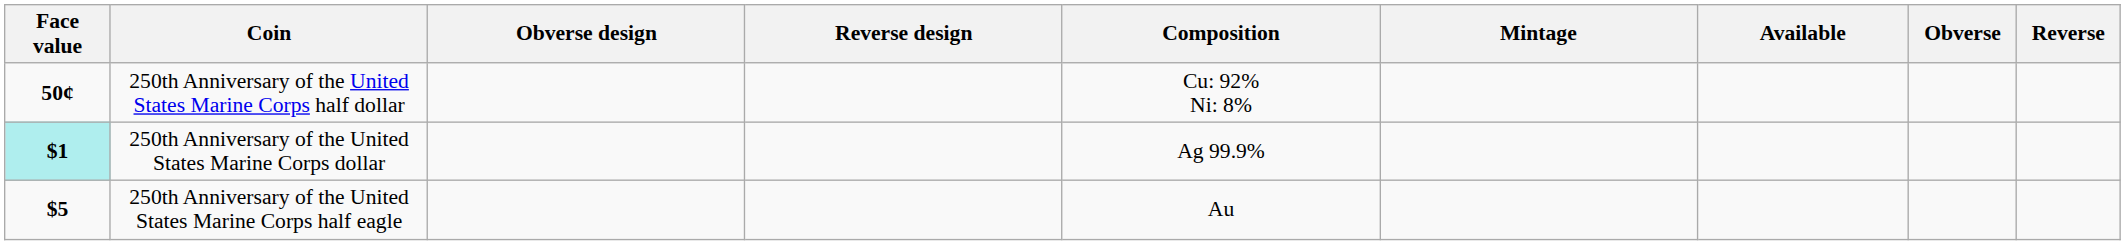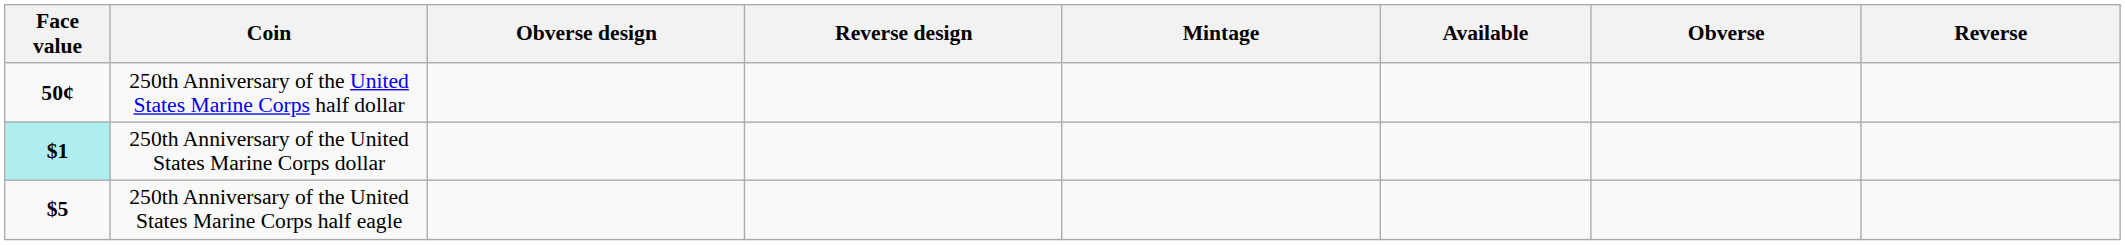- column: (1221, 33)
